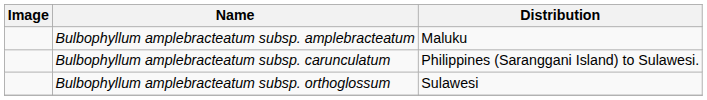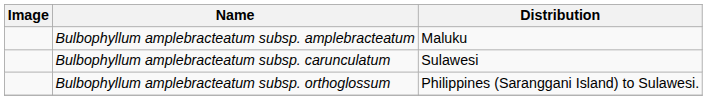(560, 60) Philippines (Saranggani Island) to Sulawesi. -> (450, 60) Sulawesi
(450, 83) Sulawesi -> (560, 83) Philippines (Saranggani Island) to Sulawesi.
